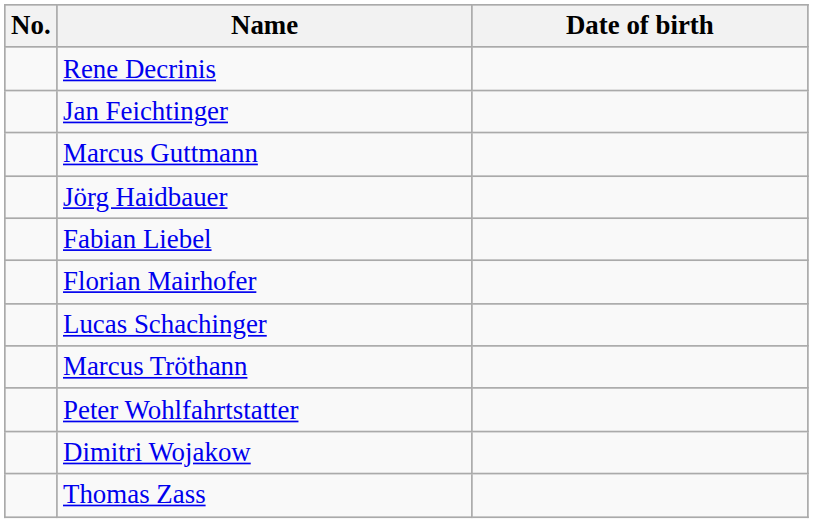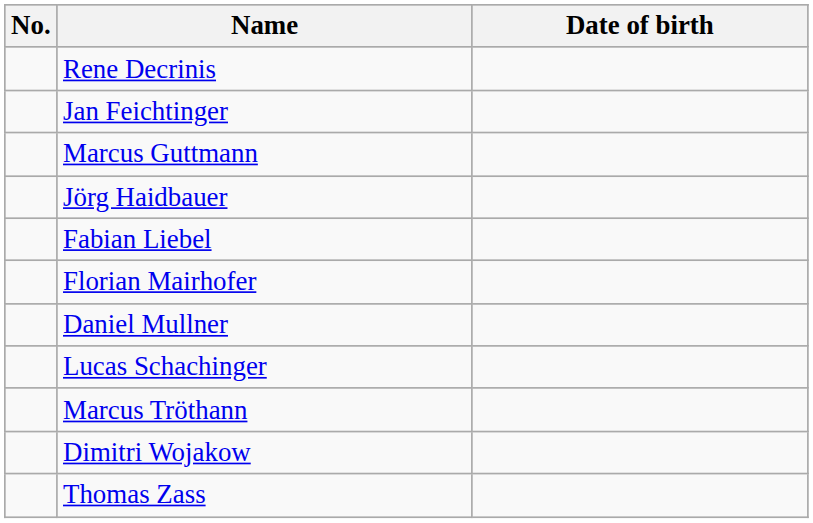+ row: (146, 324)
- row: (181, 409)
